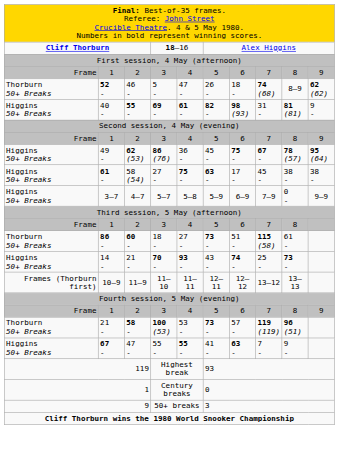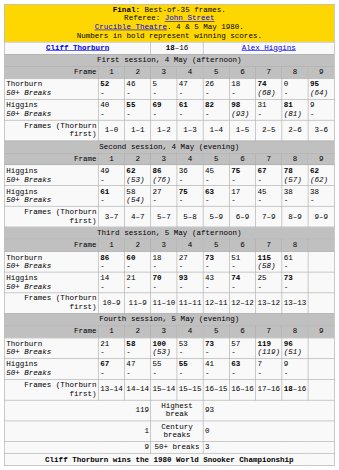(295, 89) 8–9 -> (286, 89) 0 -
(319, 89) 62 (62) -> (319, 89) 95 (64)
+ row: (138, 131)
(319, 155) 95 (64) -> (319, 176) 62 (62)
(29, 196) Higgins 50+ Breaks -> (60, 217) Frames (Thorburn first)
(286, 196) 0 - -> (295, 217) 8–9
+ row: (138, 390)
